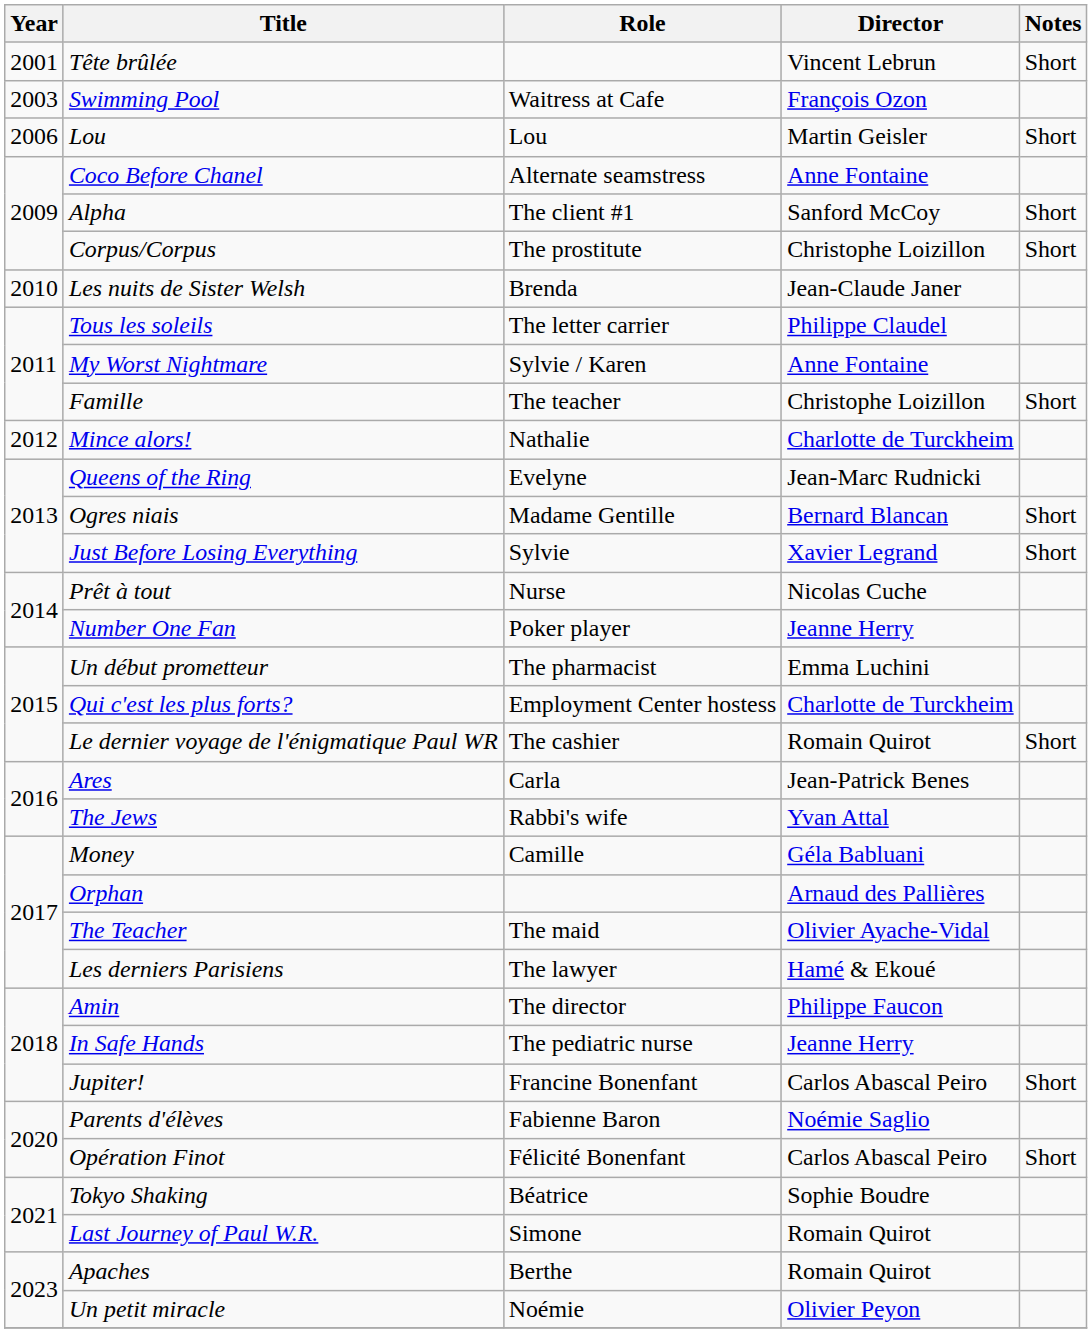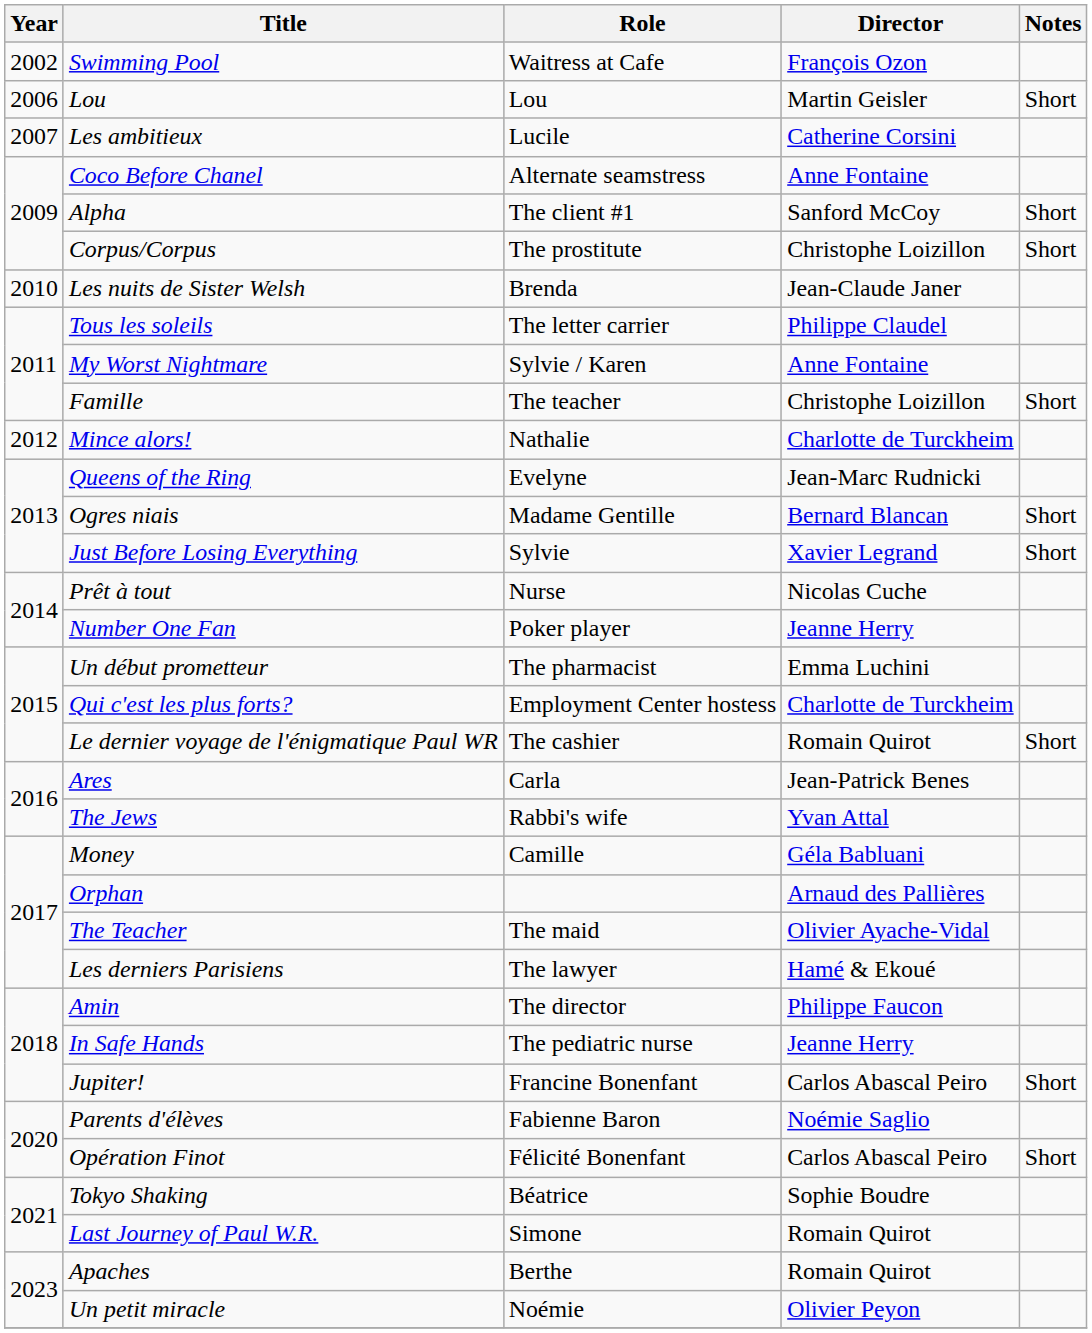- row: (123, 61)
(34, 99) 2003 -> (34, 61) 2002
+ row: (135, 136)
